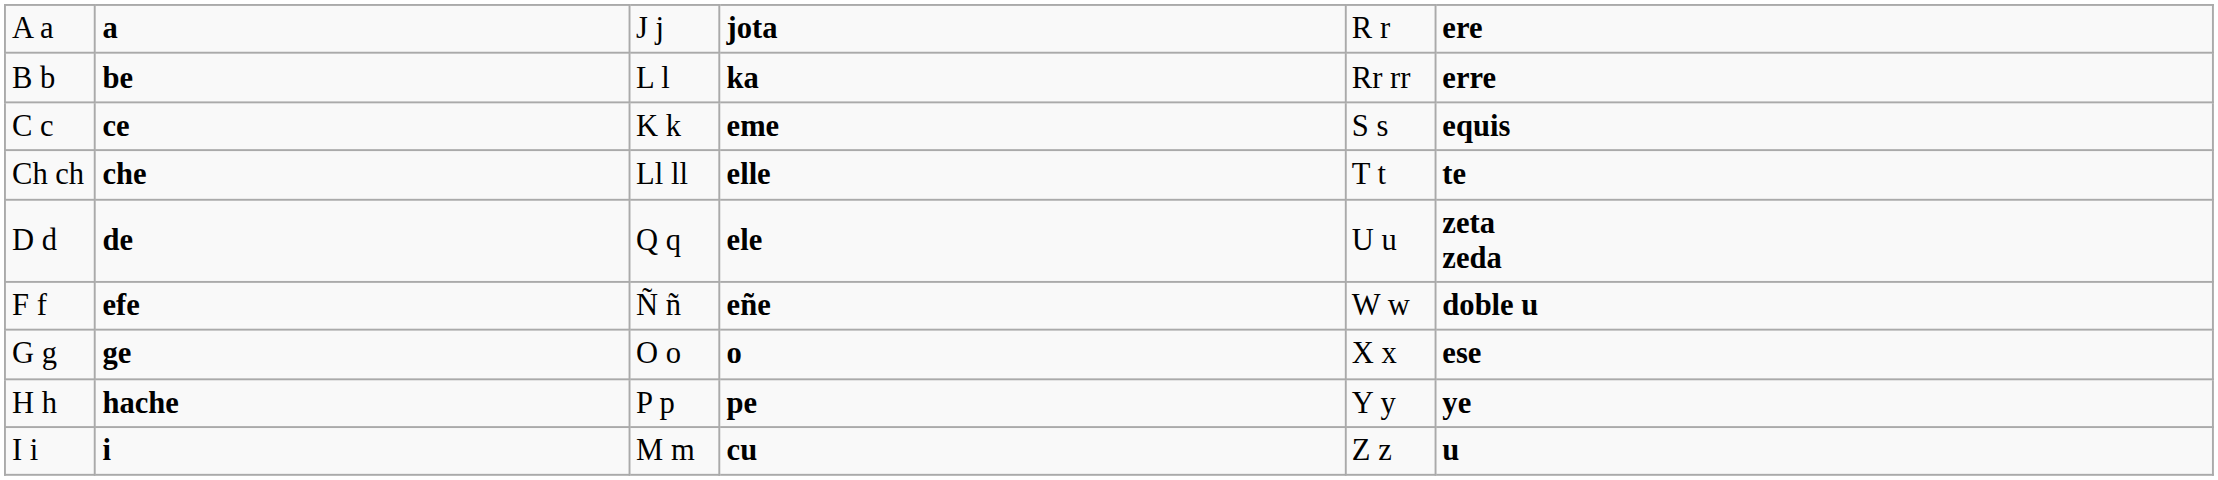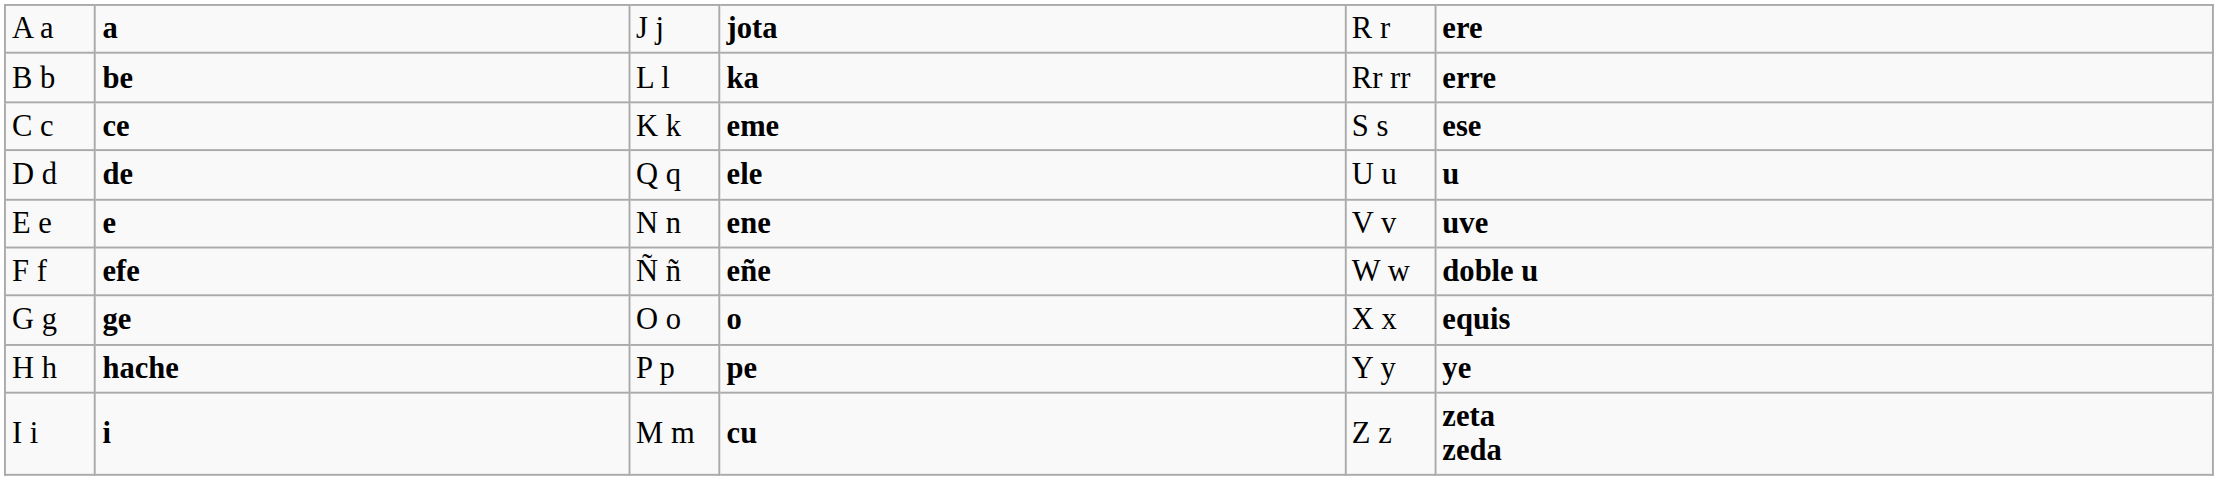(1476, 125) equis -> (1462, 125) ese
- row: (48, 174)
(1472, 239) zeta zeda -> (1451, 174) u
+ row: (32, 222)
(1462, 353) ese -> (1476, 319) equis
(1451, 450) u -> (1472, 433) zeta zeda
